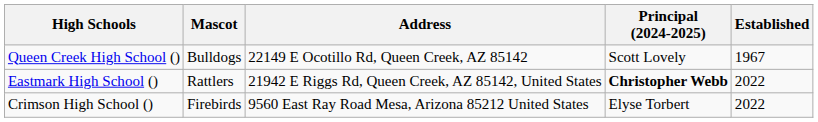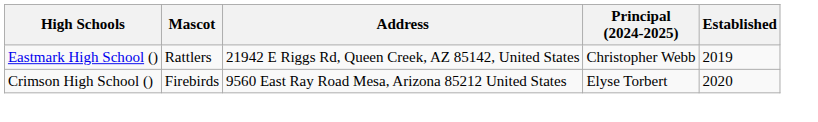- row: (94, 57)
(668, 81) bold -> (641, 57) normal
(750, 81) 2022 -> (718, 57) 2019
(750, 104) 2022 -> (718, 81) 2020
